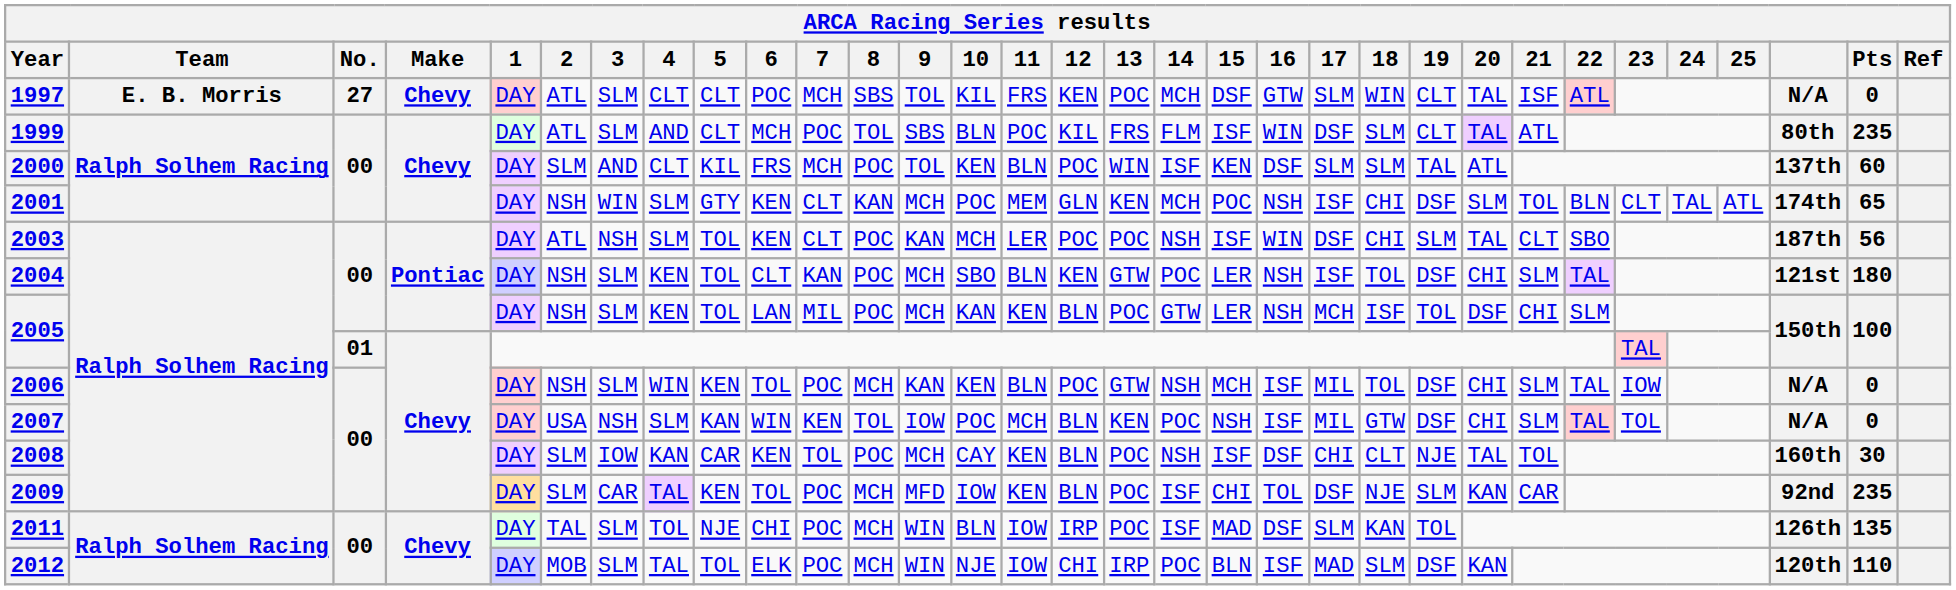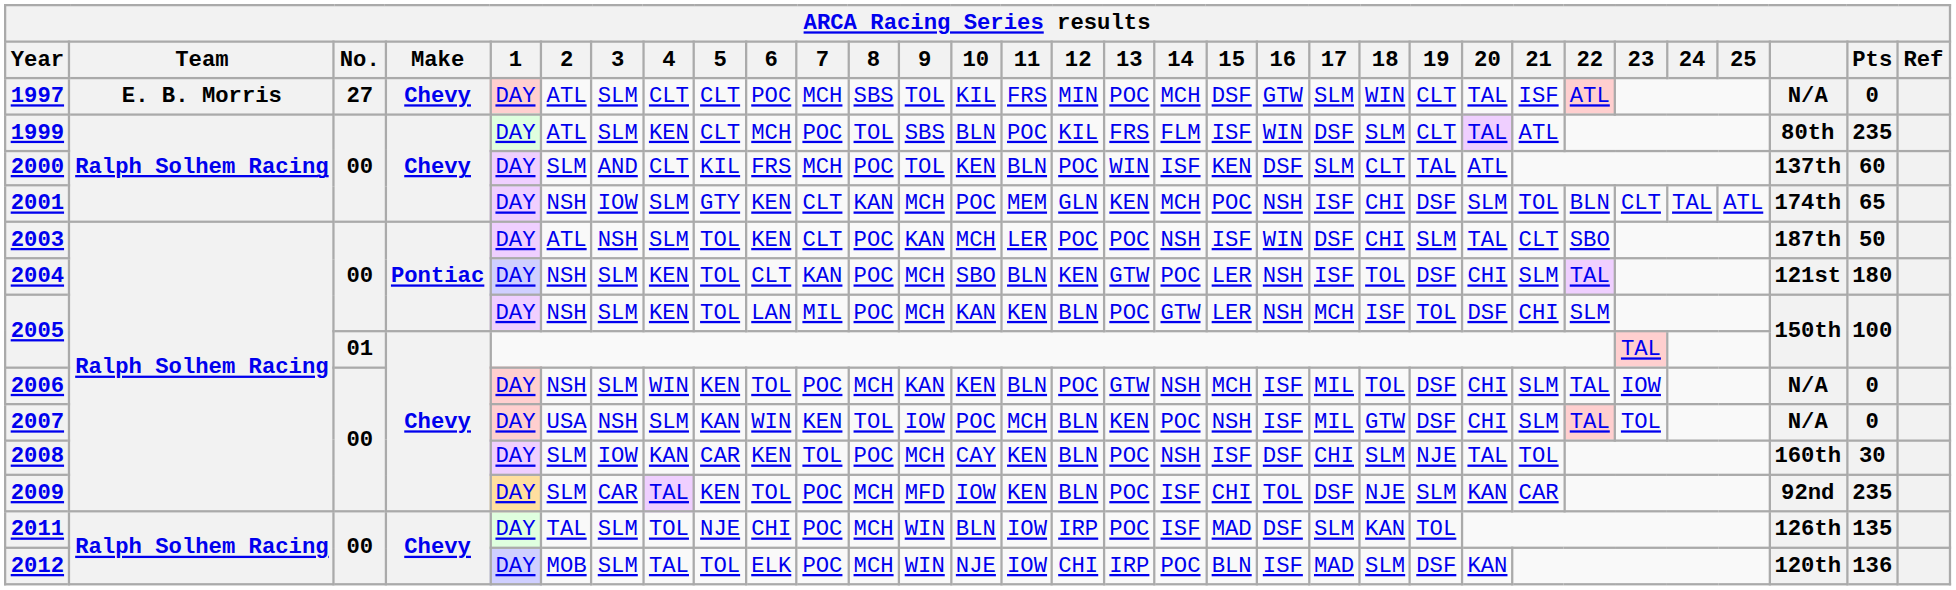(1078, 95) KEN -> (1078, 95) MIN
(669, 132) AND -> (669, 132) KEN
(1385, 168) SLM -> (1385, 168) CLT
(618, 204) WIN -> (618, 204) IOW
(1872, 240) 56 -> (1872, 240) 50
(1385, 457) CLT -> (1385, 457) SLM
(1872, 566) 110 -> (1872, 566) 136
